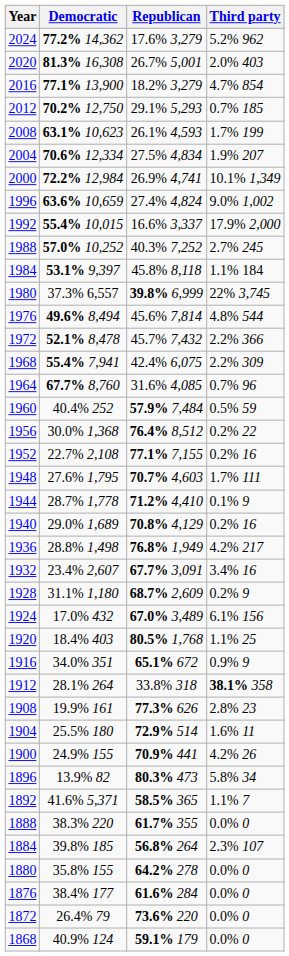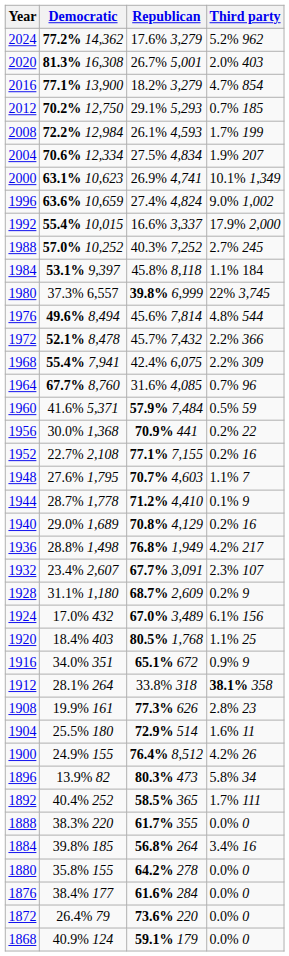(83, 132) 63.1% 10,623 -> (83, 132) 72.2% 12,984
(83, 178) 72.2% 12,984 -> (83, 178) 63.1% 10,623
(83, 408) 40.4% 252 -> (83, 408) 41.6% 5,371
(166, 432) 76.4% 8,512 -> (166, 432) 70.9% 441
(235, 478) 1.7% 111 -> (229, 478) 1.1% 7
(233, 570) 3.4% 16 -> (236, 570) 2.3% 107
(166, 754) 70.9% 441 -> (166, 754) 76.4% 8,512
(83, 800) 41.6% 5,371 -> (83, 800) 40.4% 252
(229, 800) 1.1% 7 -> (235, 800) 1.7% 111
(236, 847) 2.3% 107 -> (233, 847) 3.4% 16
